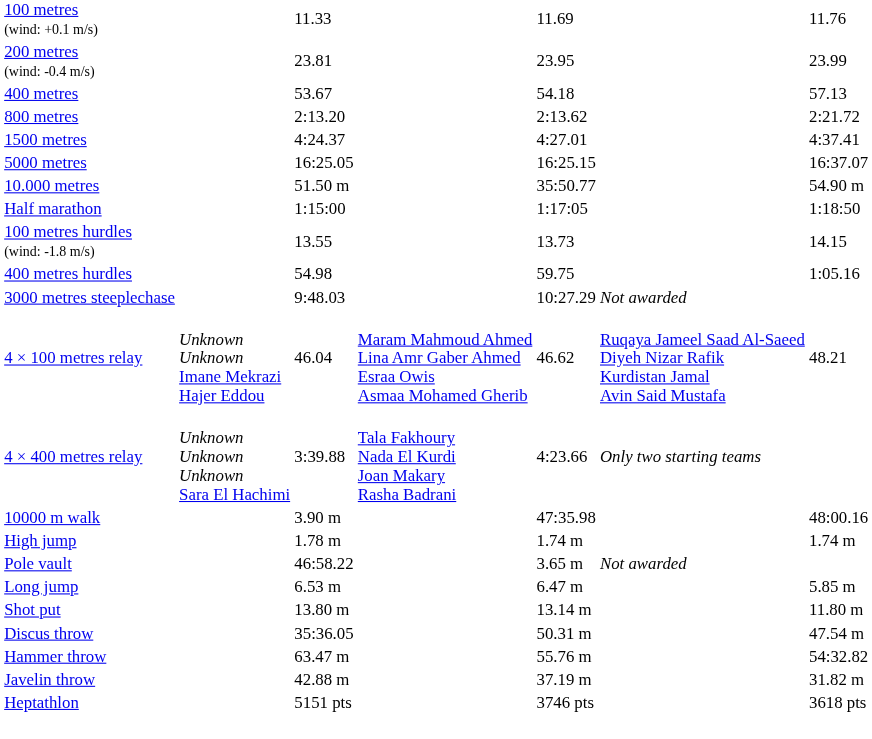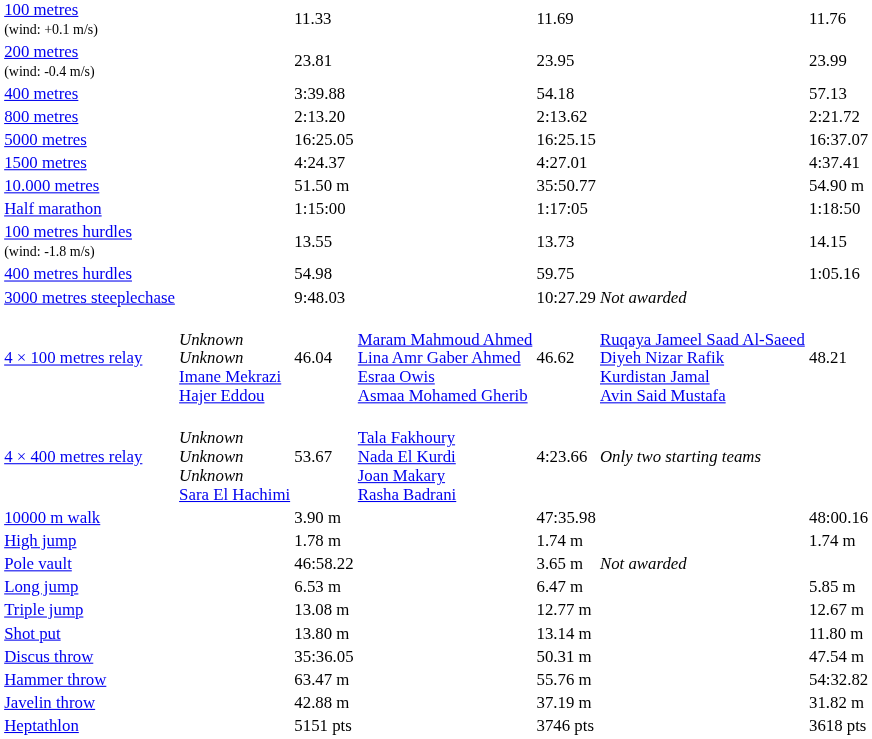(313, 93) 53.67 -> (320, 93) 3:39.88
rows swapped: (45, 139) <-> (45, 162)
(320, 456) 3:39.88 -> (313, 456) 53.67
+ row: (44, 610)
